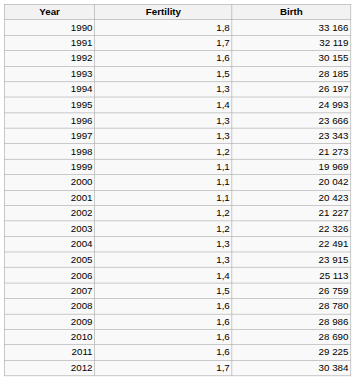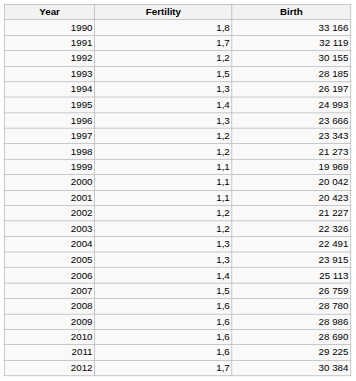(223, 58) 1,6 -> (223, 58) 1,2
(223, 136) 1,3 -> (223, 136) 1,2
